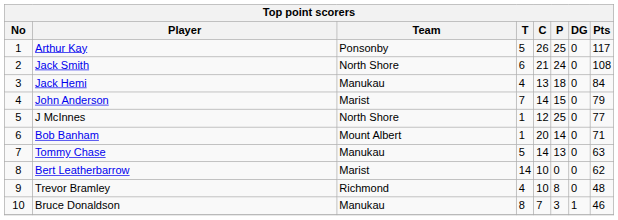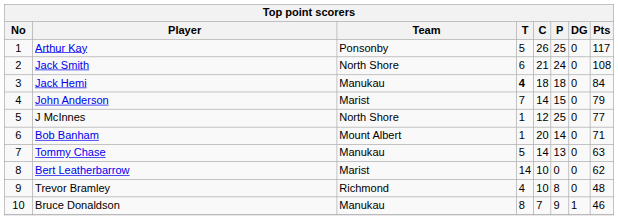(522, 83) normal -> (522, 83) bold
(542, 83) 13 -> (542, 83) 18
(557, 205) 3 -> (557, 205) 9
